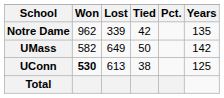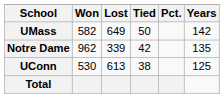rows swapped: (38, 31) <-> (38, 48)
(87, 66) bold -> (87, 66) normal
